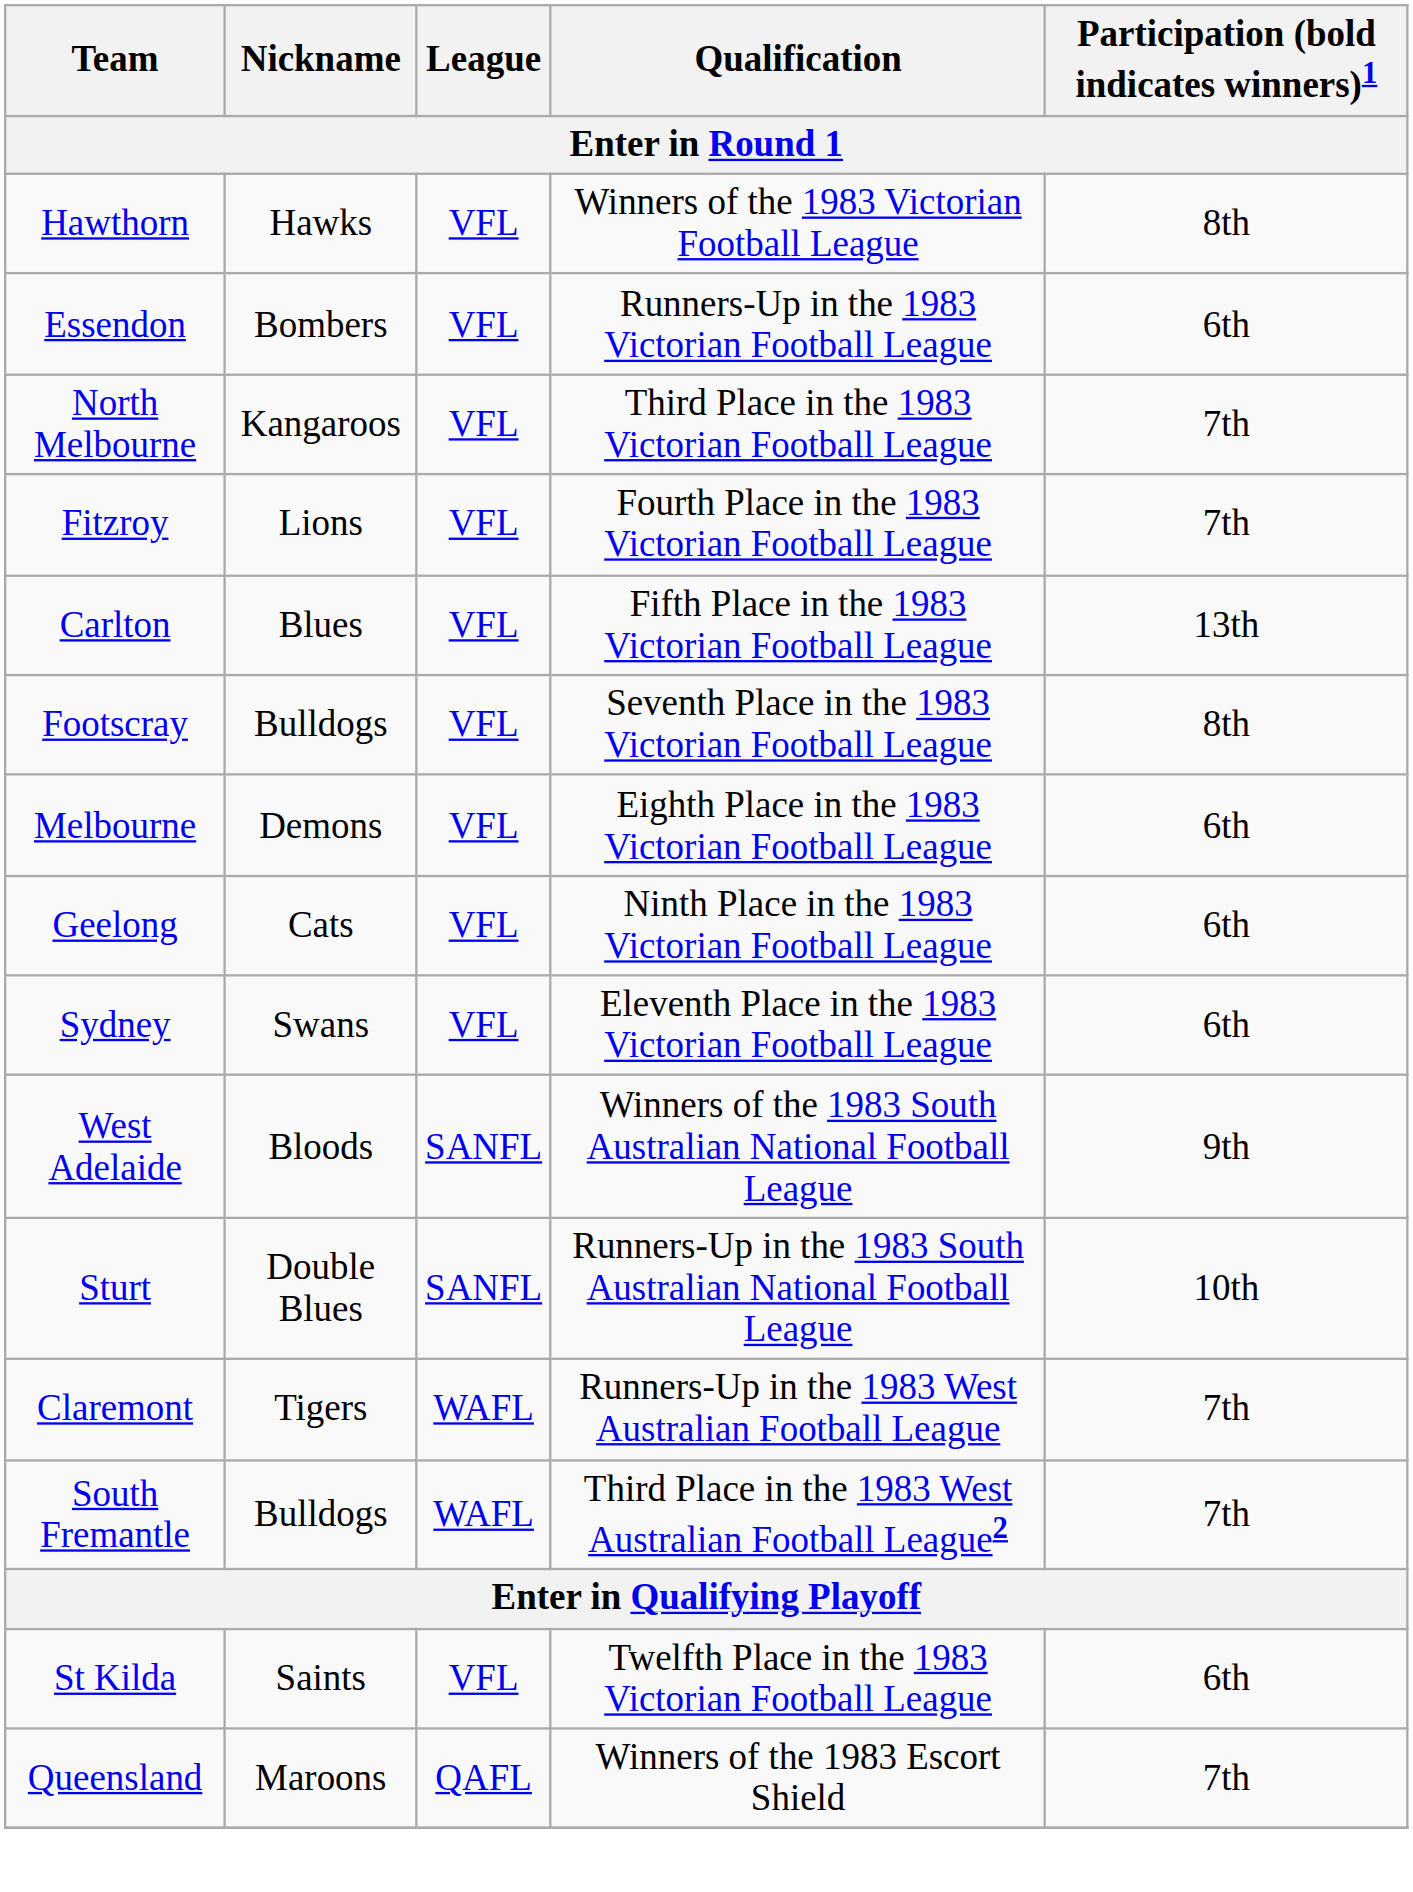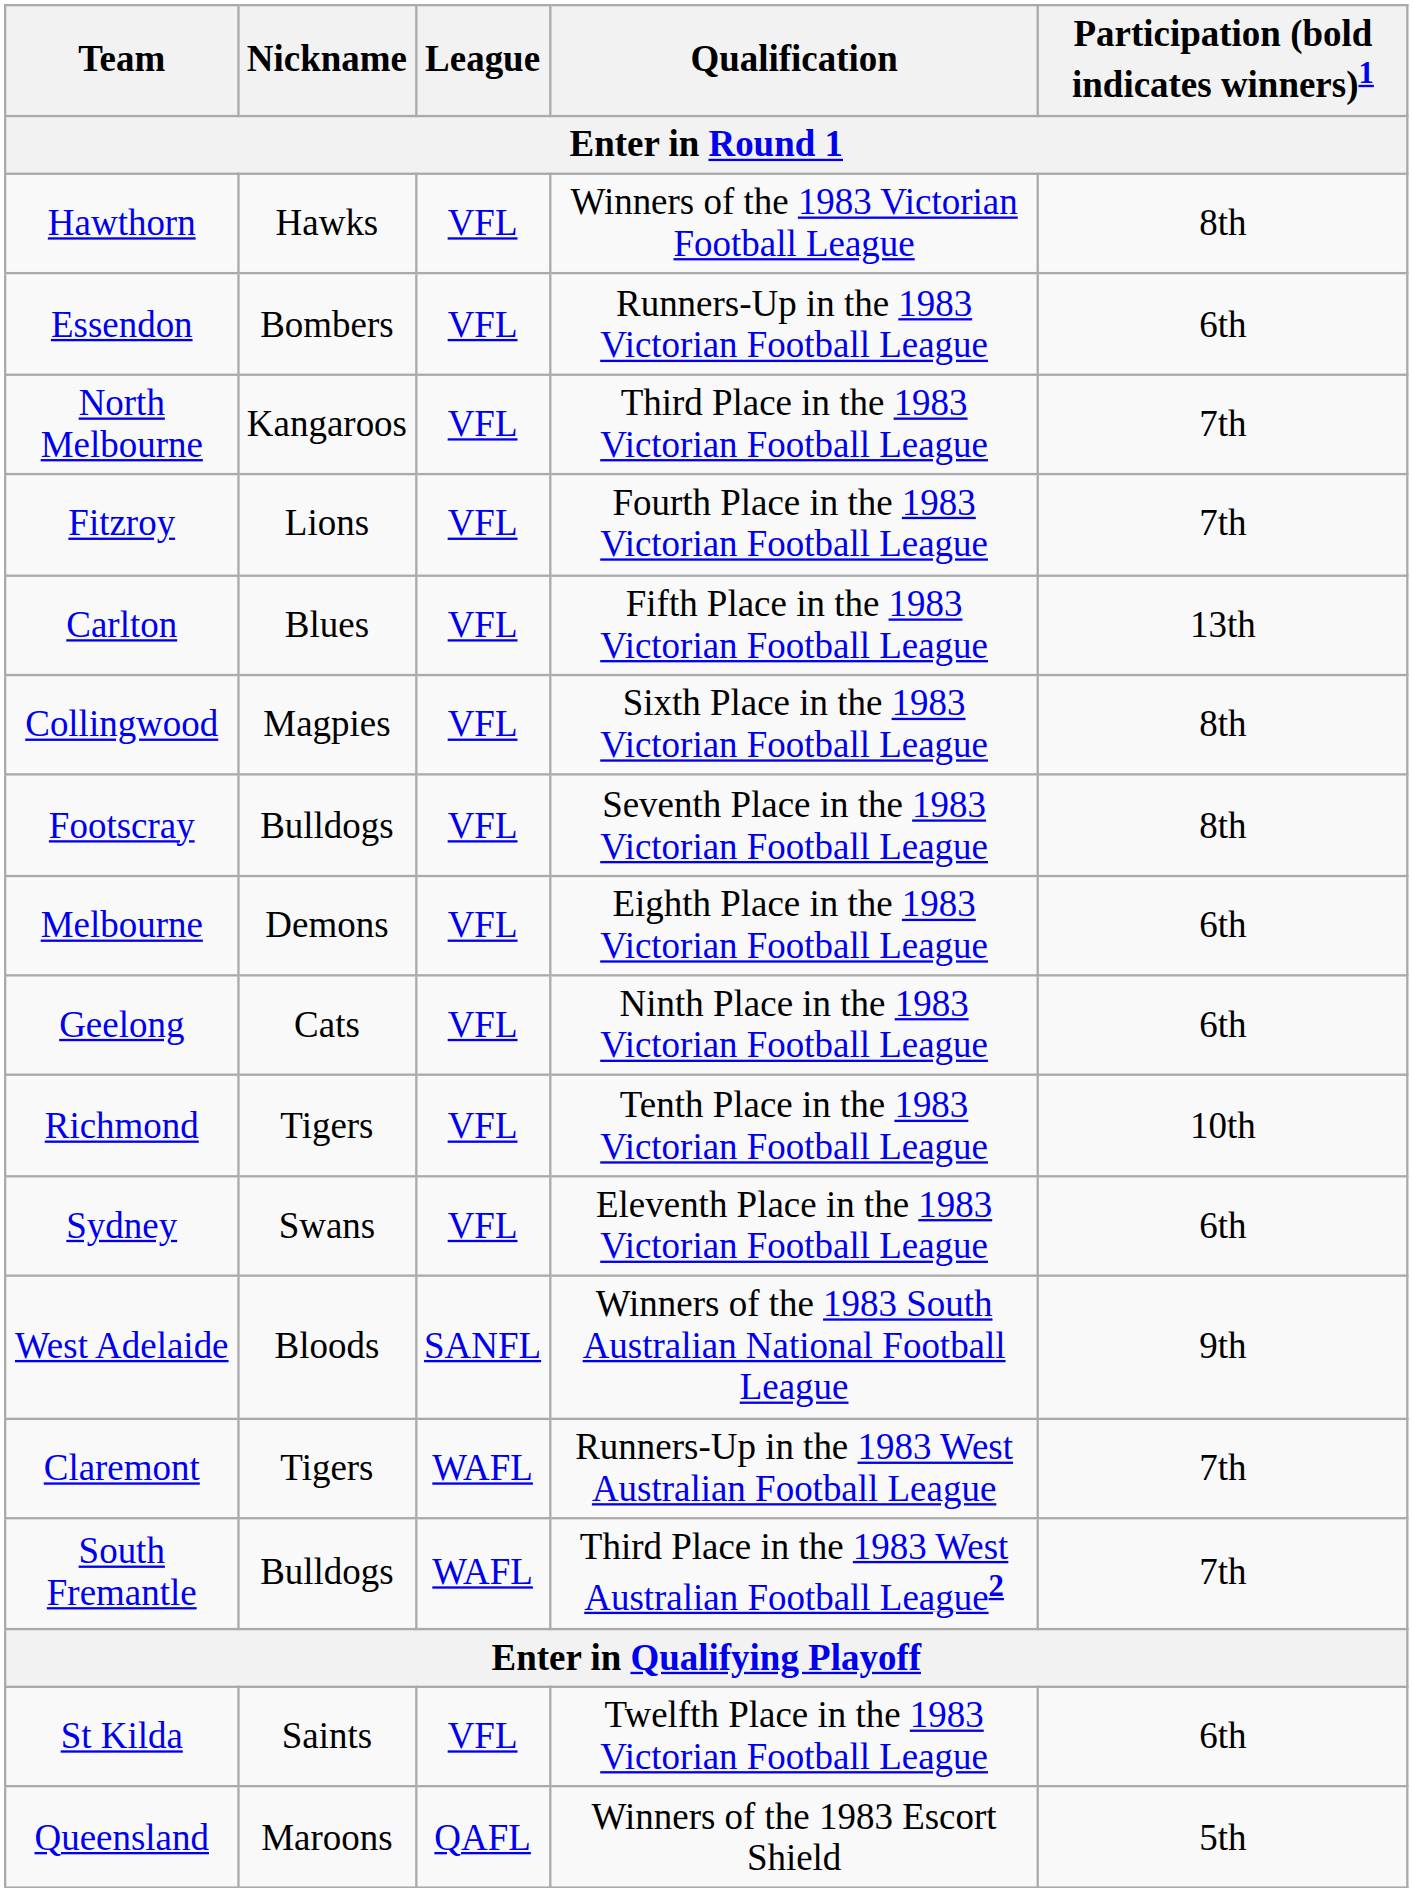+ row: (122, 724)
+ row: (122, 1125)
- row: (115, 1287)
(1226, 1777) 7th -> (1223, 1836) 5th
